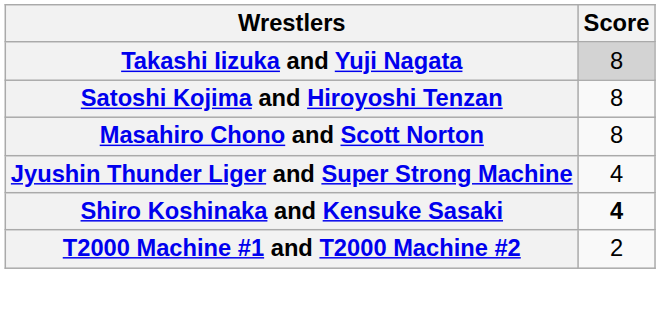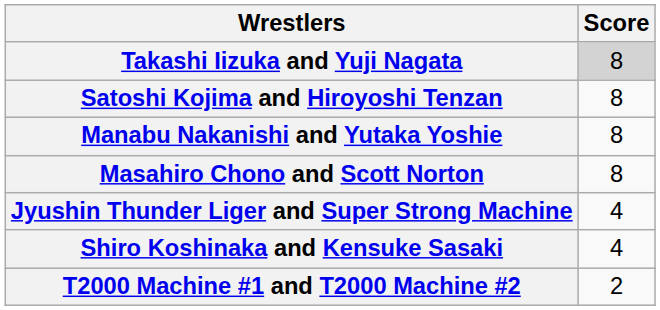+ row: (292, 135)
(617, 211) bold -> (617, 248) normal
